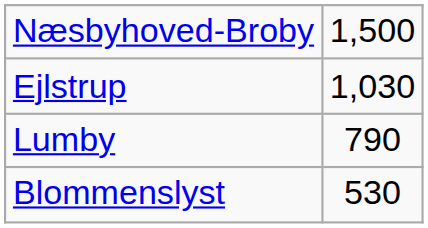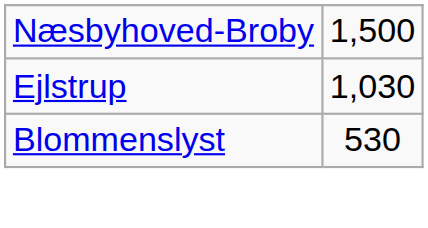- row: (64, 139)
